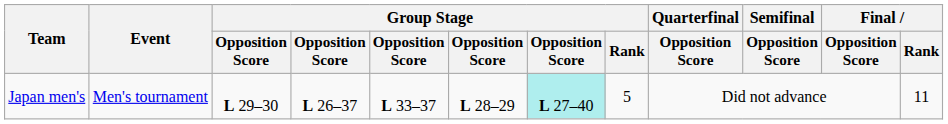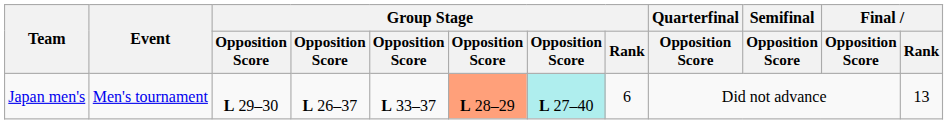(487, 106) no background -> (487, 106) lightsalmon background
(627, 96) 5 -> (627, 96) 6
(922, 96) 11 -> (922, 96) 13
